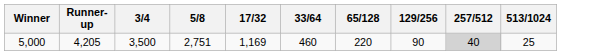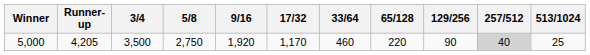+ column: (241, 19)
(197, 42) 2,751 -> (189, 42) 2,750
(253, 42) 1,169 -> (293, 42) 1,170
